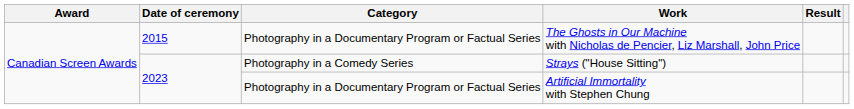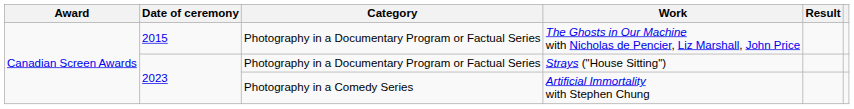(329, 63) Photography in a Comedy Series -> (392, 63) Photography in a Documentary Program or Factual Series
(392, 87) Photography in a Documentary Program or Factual Series -> (329, 87) Photography in a Comedy Series
